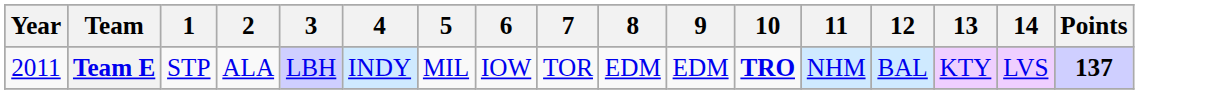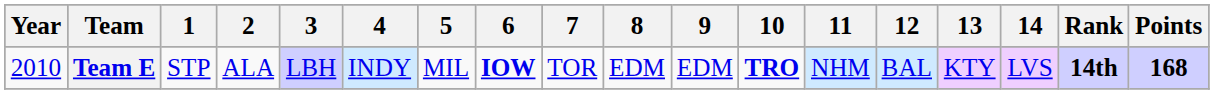+ column: (1094, 25)
(36, 67) 2011 -> (36, 67) 2010
(506, 67) normal -> (508, 67) bold
(1094, 67) 137 -> (1169, 67) 168
